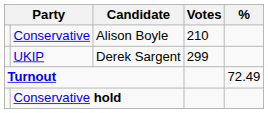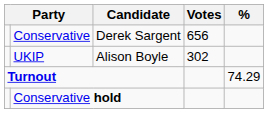(132, 35) Alison Boyle -> (138, 35) Derek Sargent
(198, 35) 210 -> (198, 35) 656
(138, 56) Derek Sargent -> (132, 56) Alison Boyle
(198, 56) 299 -> (198, 56) 302
(244, 77) 72.49 -> (244, 77) 74.29
